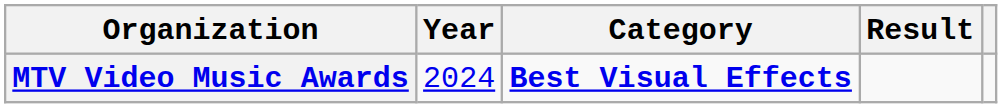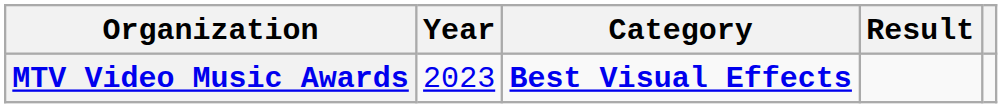(459, 79) 2024 -> (459, 79) 2023
